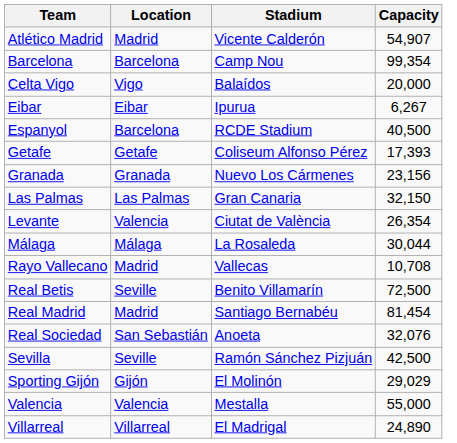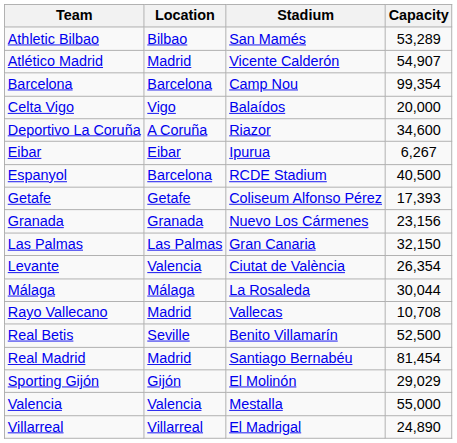+ row: (53, 38)
+ row: (74, 130)
(409, 289) 72,500 -> (419, 335) 52,500
- row: (55, 335)
- row: (29, 358)
